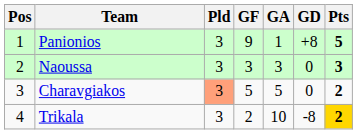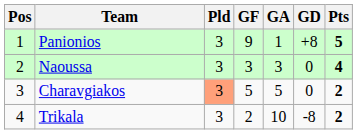(339, 66) 3 -> (339, 66) 4
(339, 116) gold background -> (339, 116) no background
